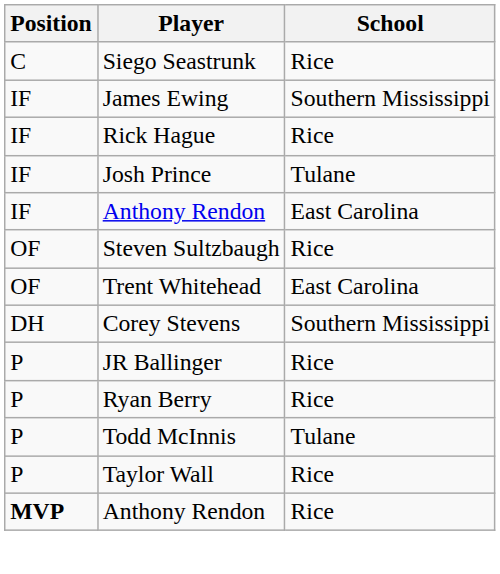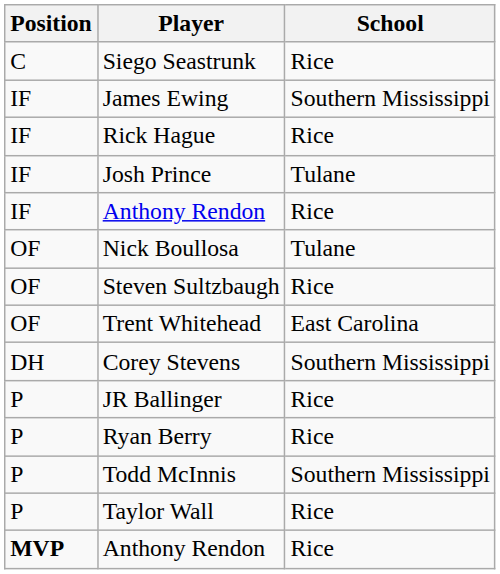(355, 211) East Carolina -> (312, 211) Rice
+ row: (25, 248)
(323, 436) Tulane -> (390, 473) Southern Mississippi
